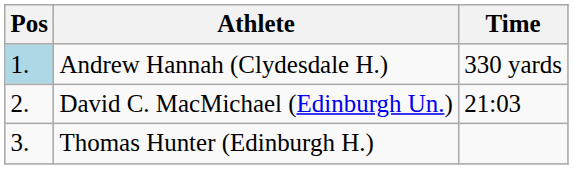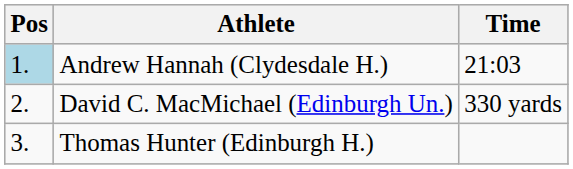(513, 63) 330 yards -> (493, 63) 21:03
(493, 103) 21:03 -> (513, 103) 330 yards
